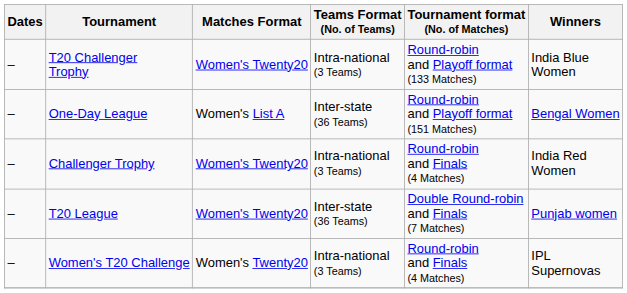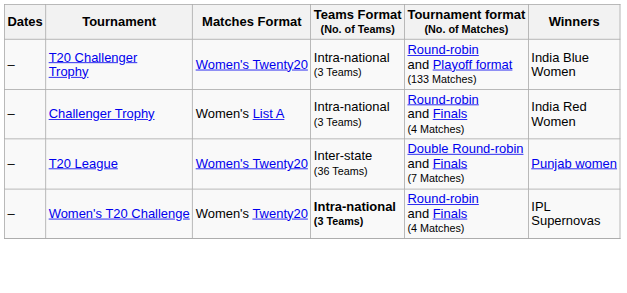- row: (98, 114)
(252, 163) Women's Twenty20 -> (240, 114) Women's List A
(352, 263) normal -> (355, 213) bold
